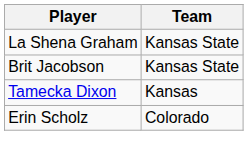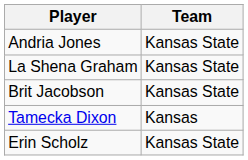+ row: (54, 42)
(177, 117) Colorado -> (192, 142) Kansas State
